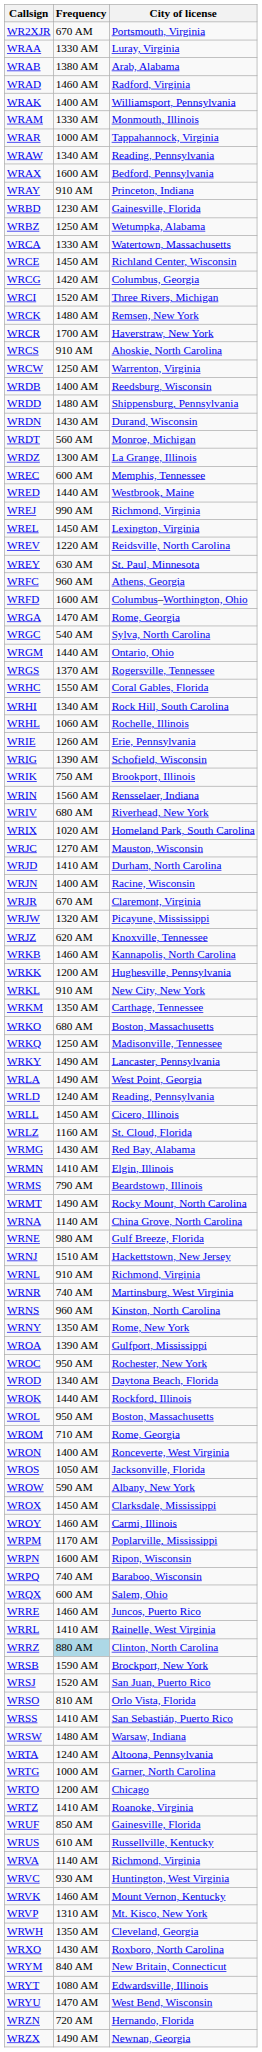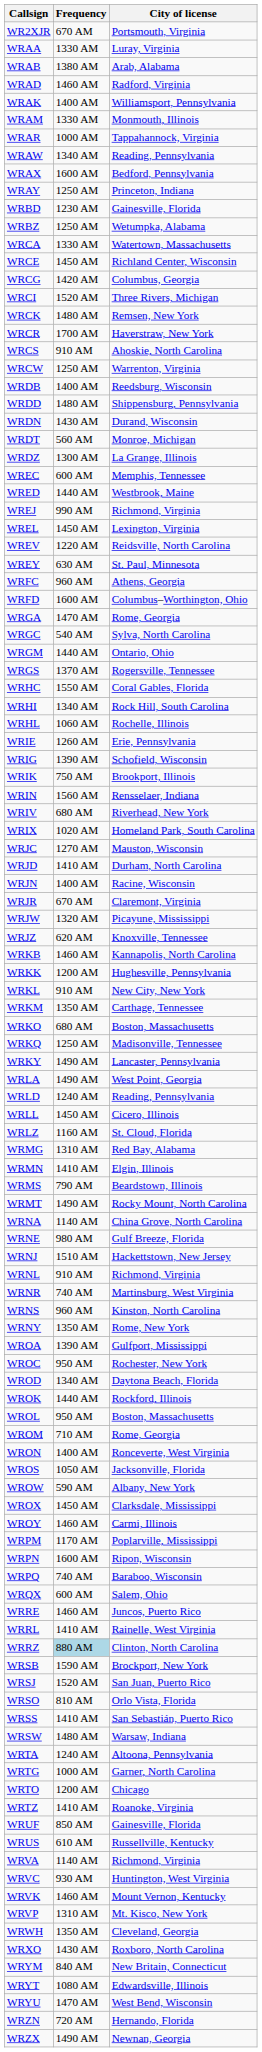(74, 191) 910 AM -> (77, 191) 1250 AM
(77, 1150) 1430 AM -> (77, 1150) 1310 AM
